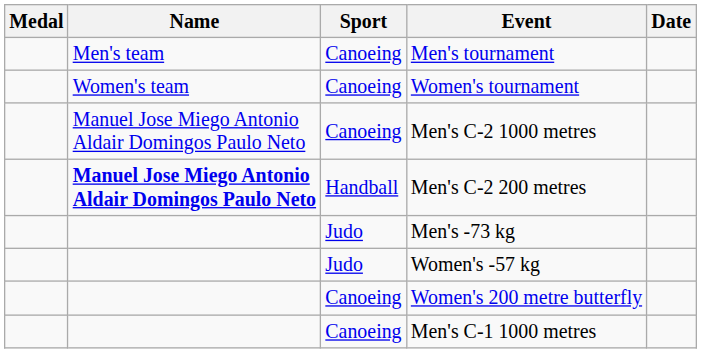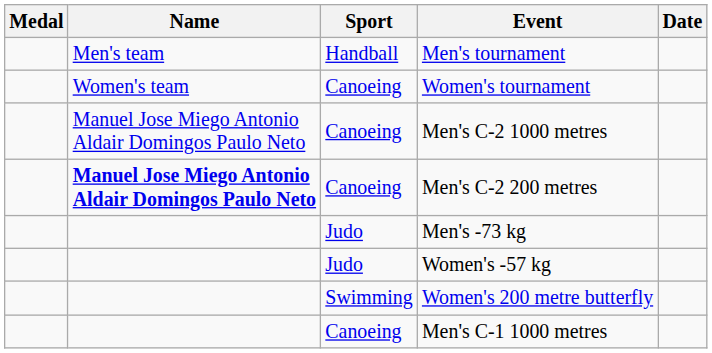(363, 53) Canoeing -> (362, 53) Handball
(362, 187) Handball -> (363, 187) Canoeing
(363, 298) Canoeing -> (369, 298) Swimming
